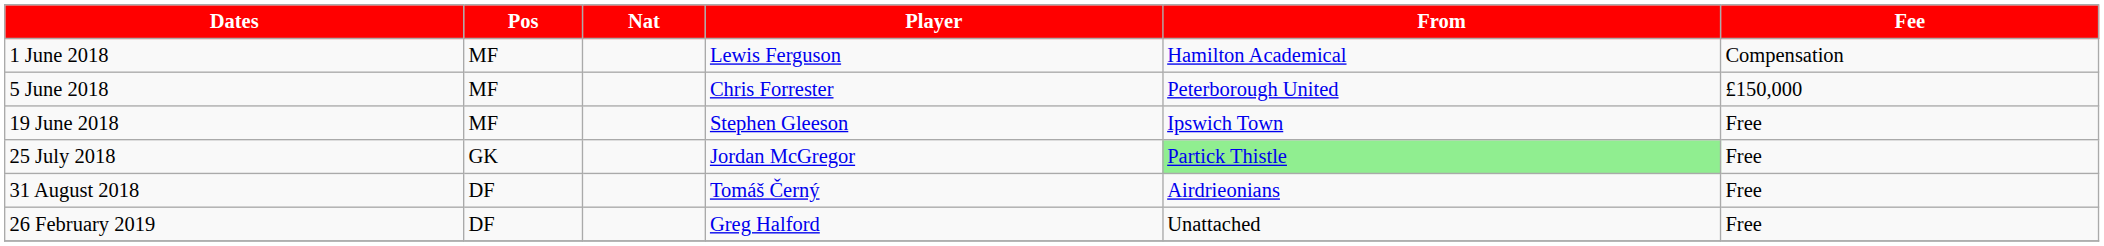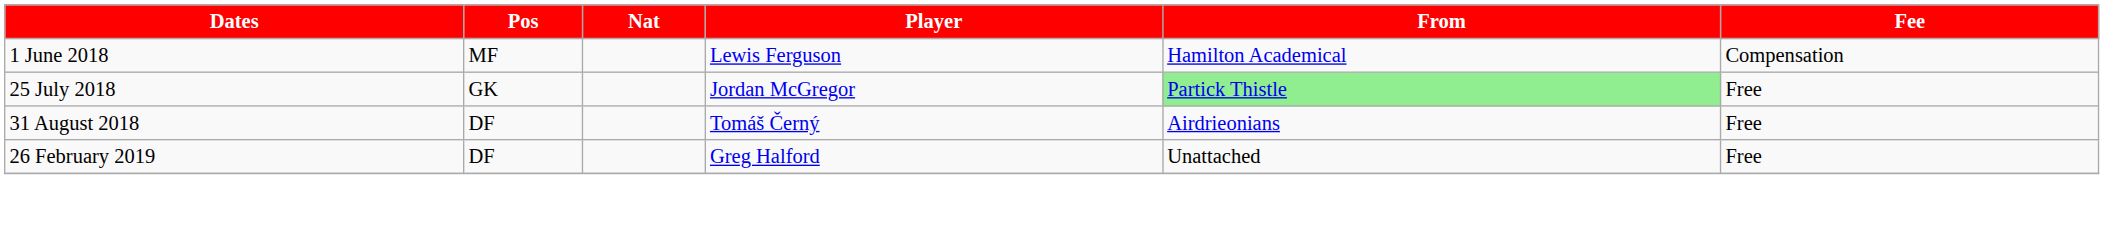- row: (59, 89)
- row: (64, 123)
